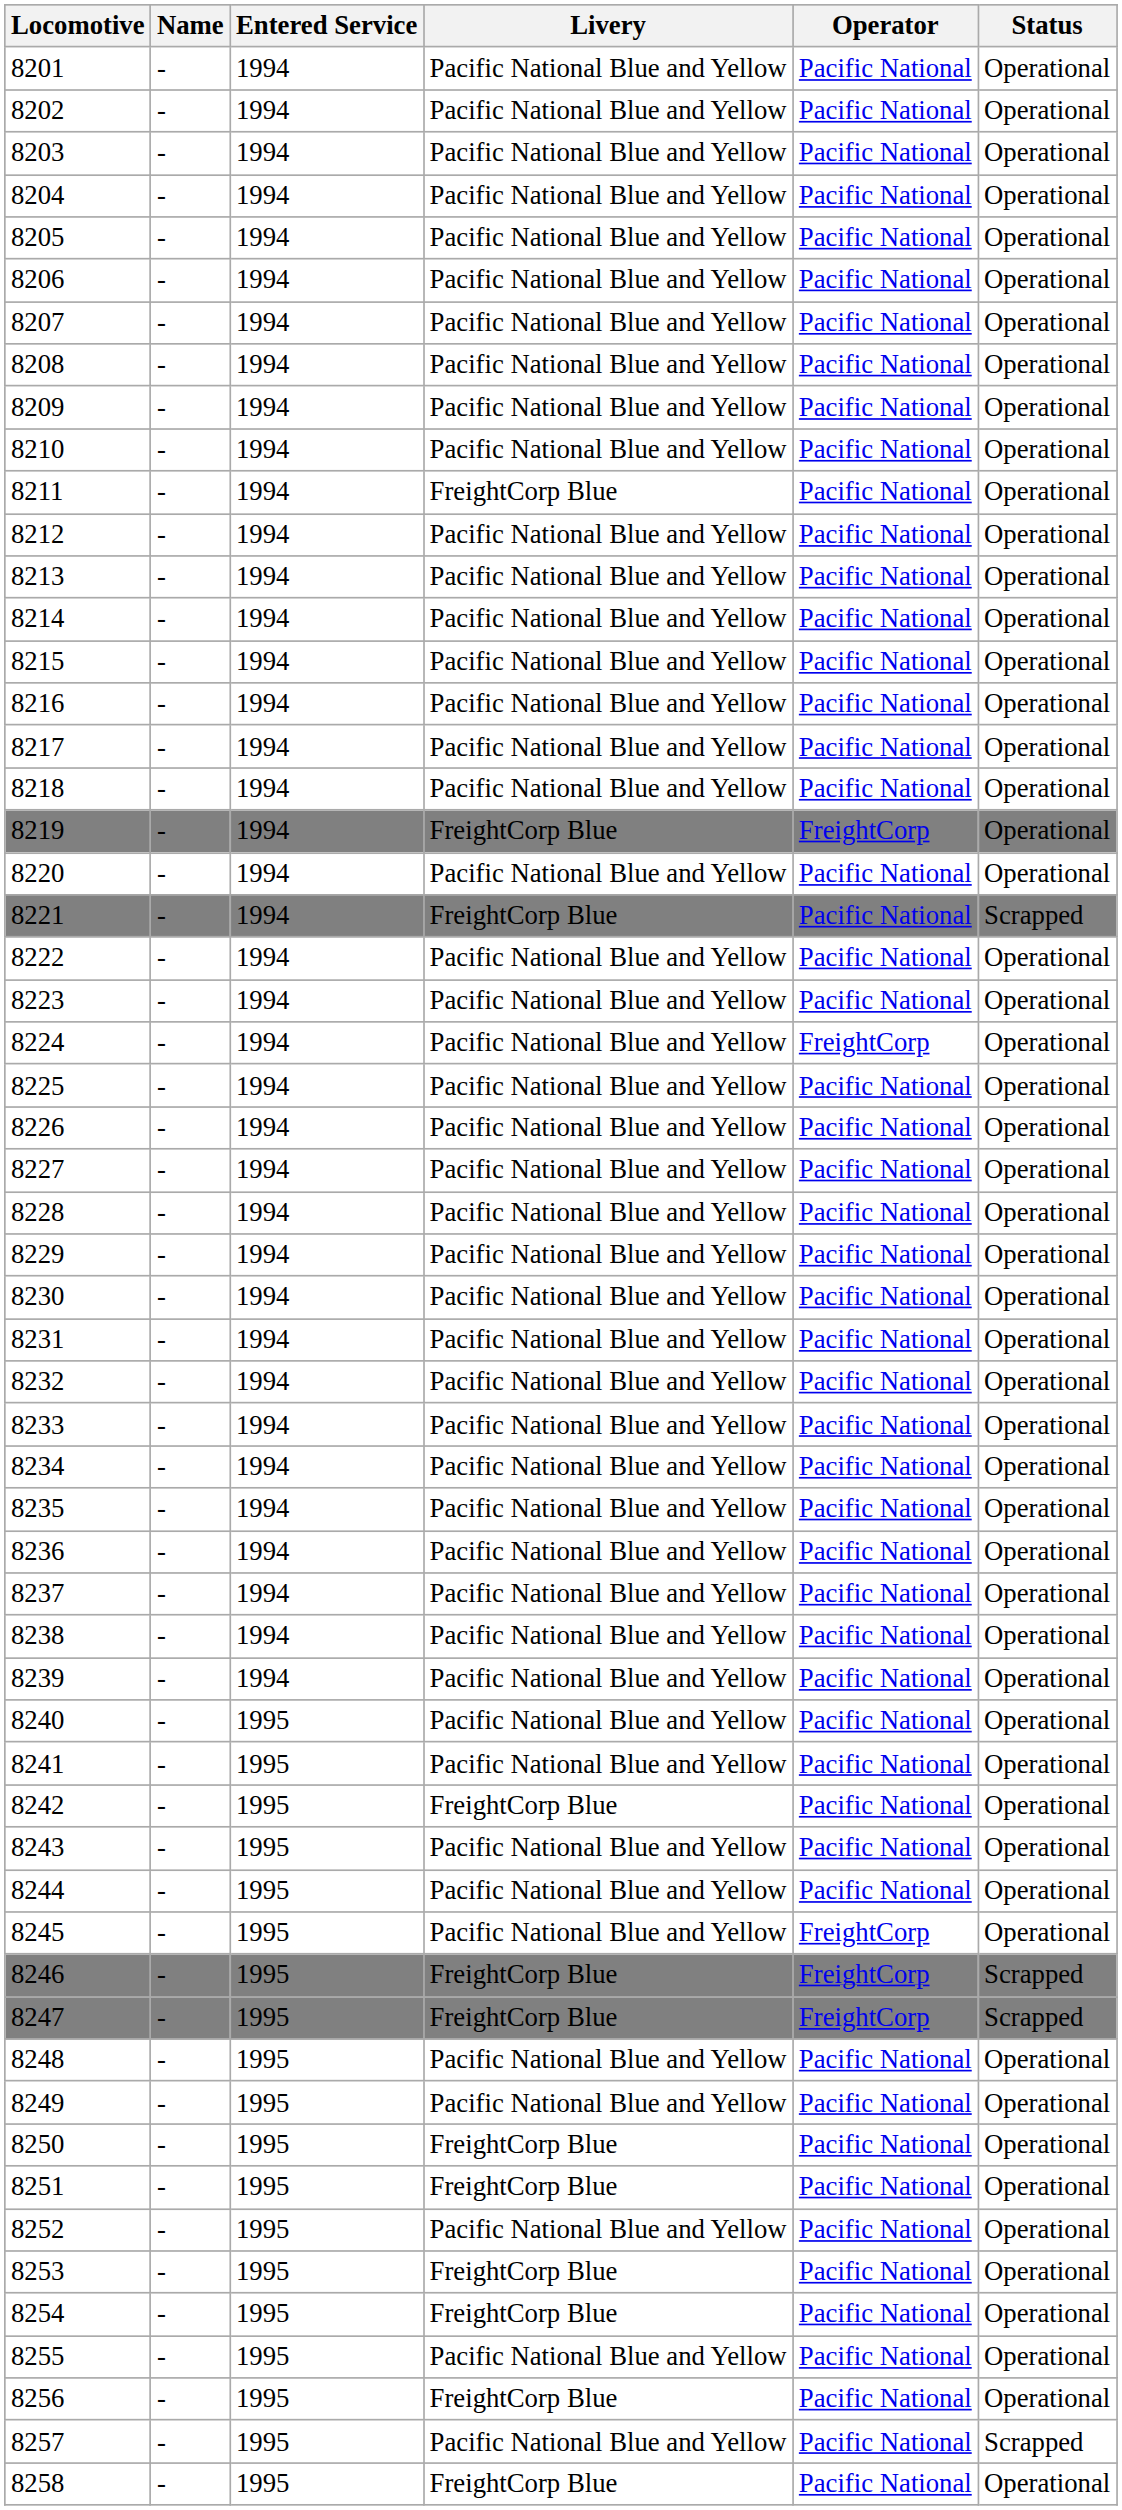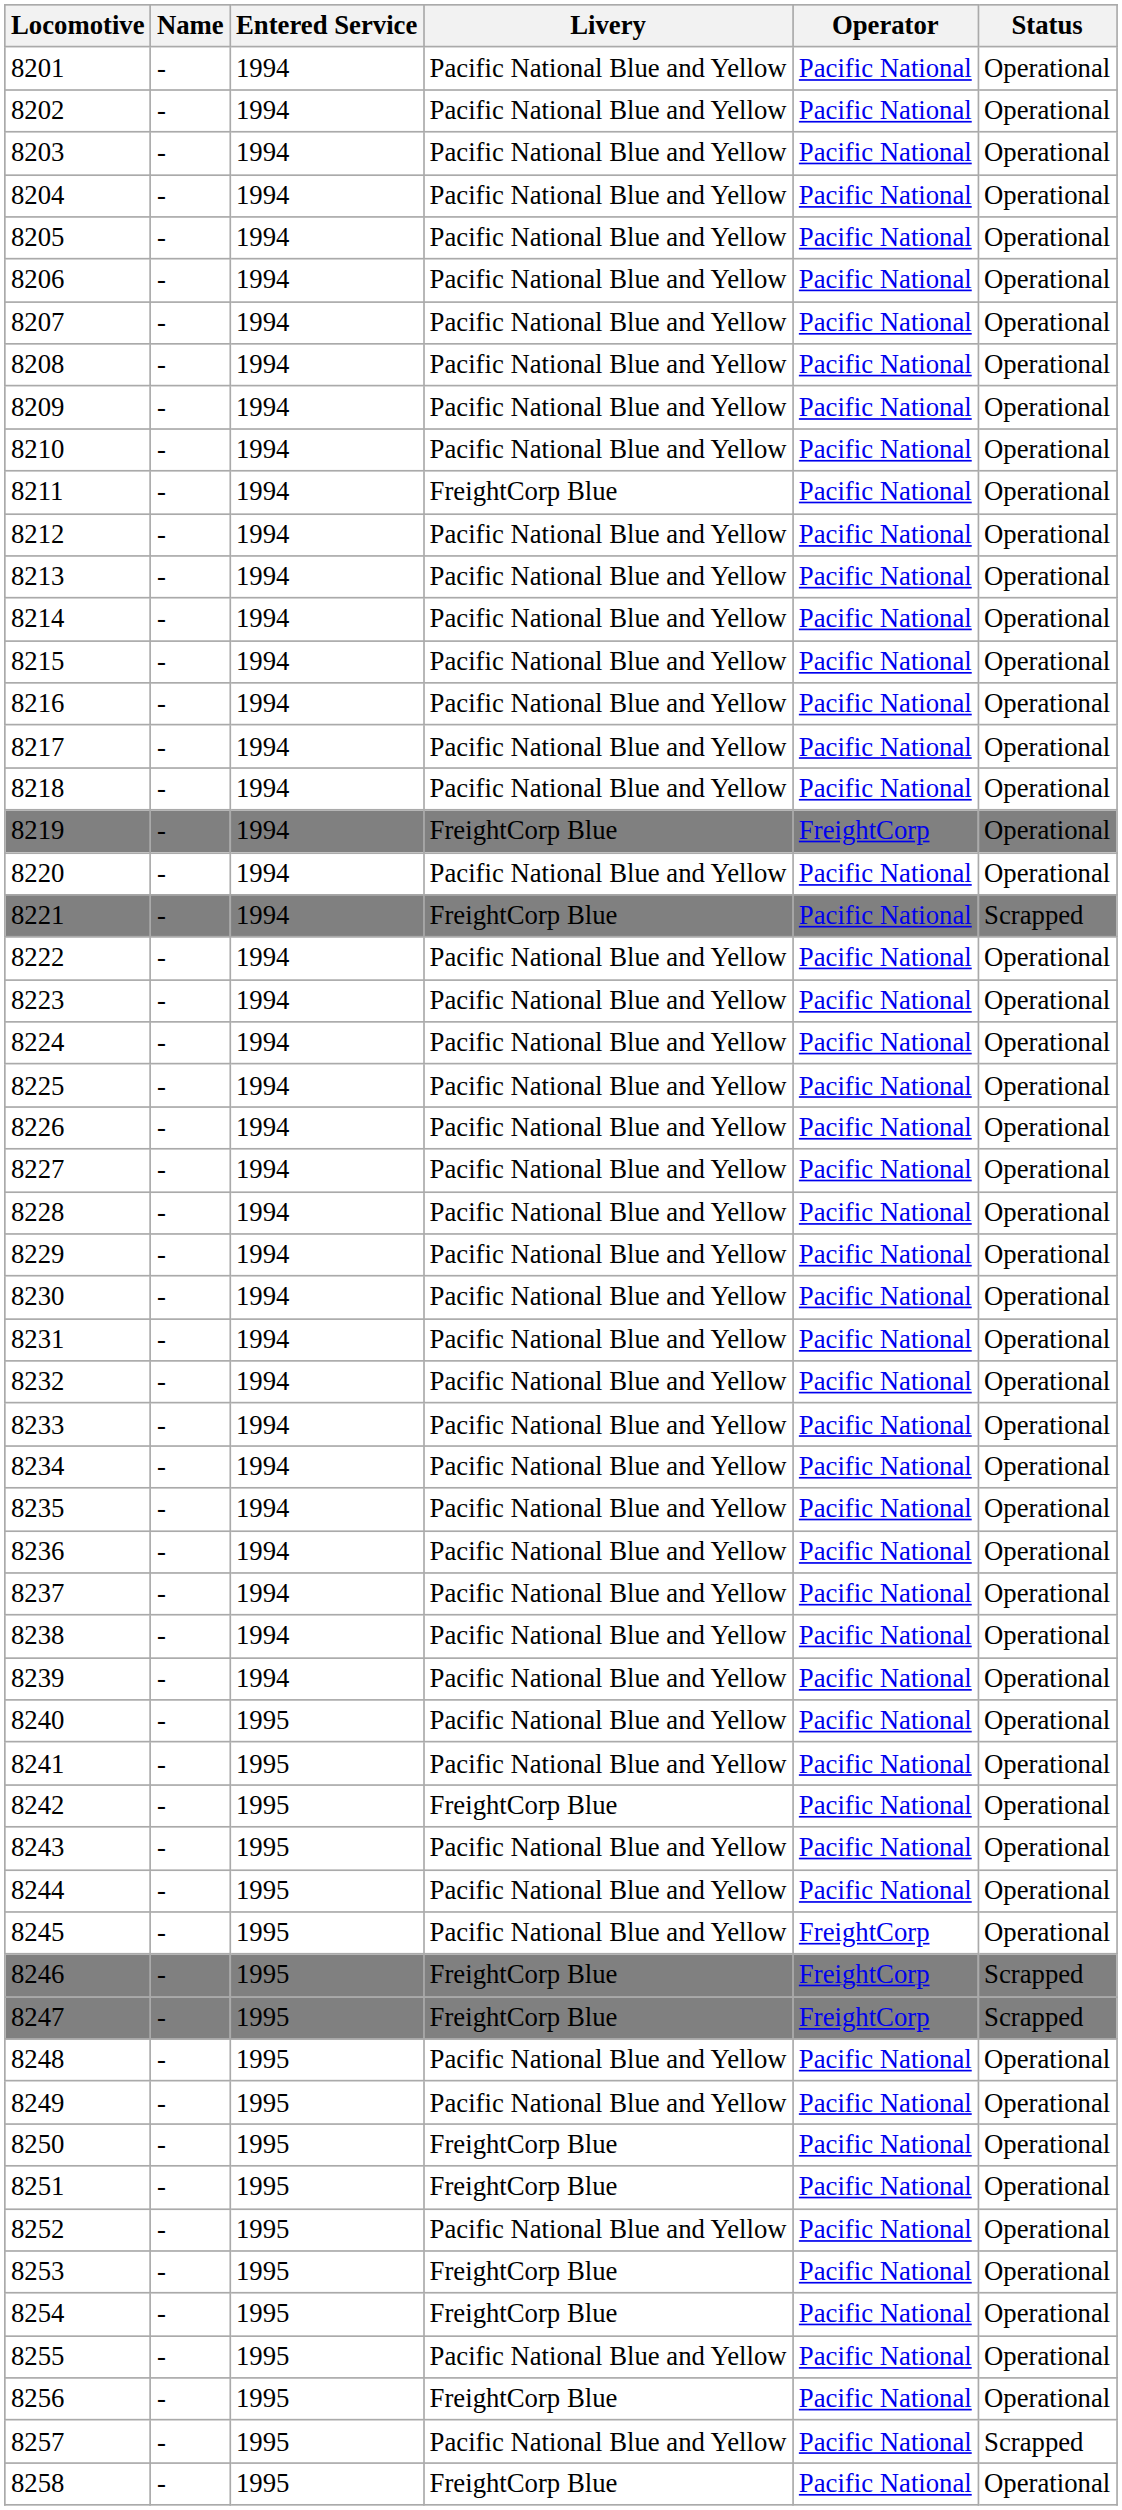(864, 1042) FreightCorp -> (885, 1042) Pacific National
